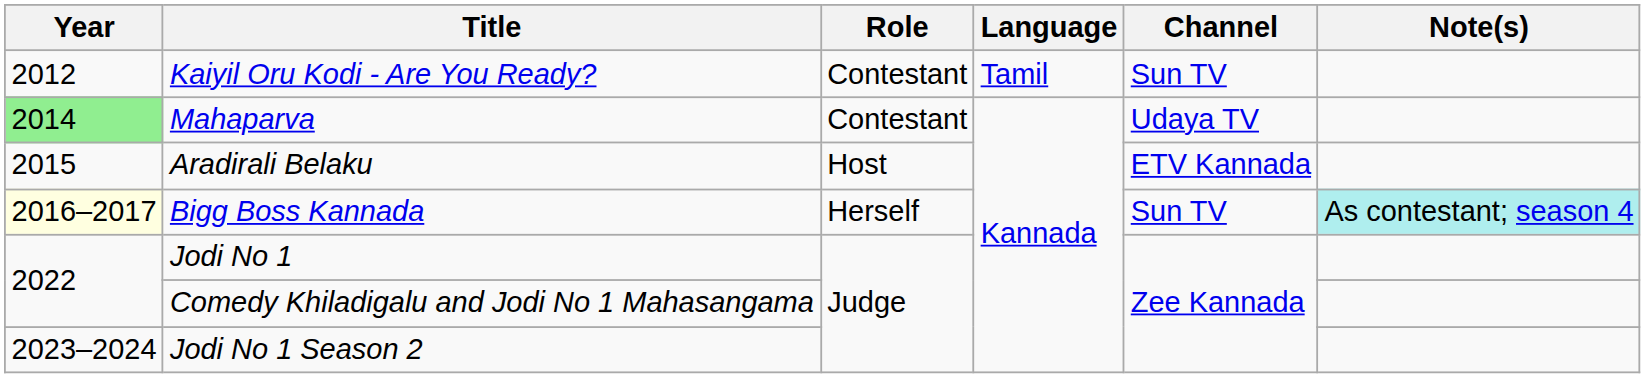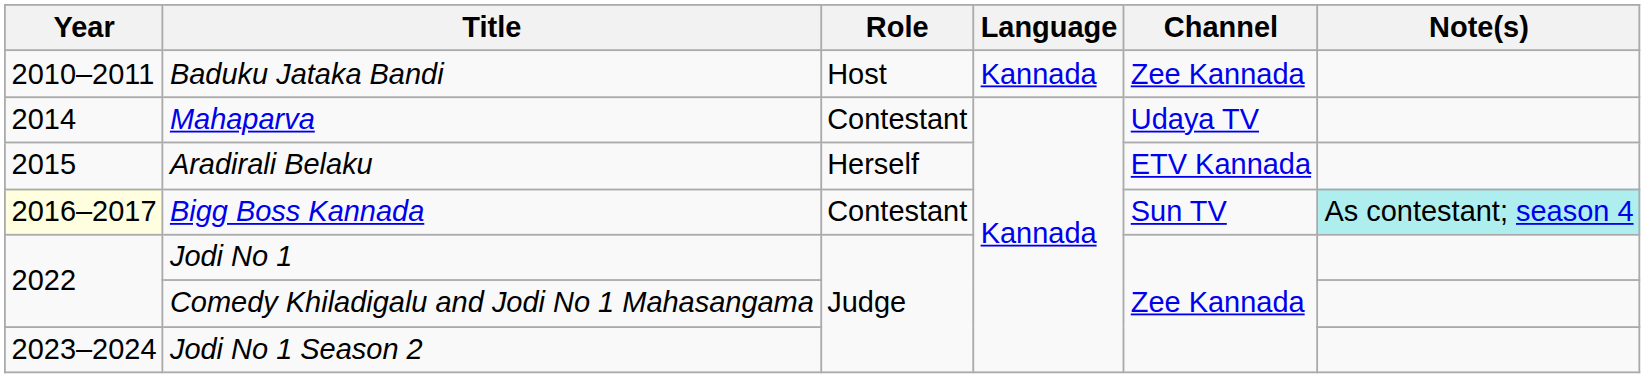+ row: (307, 73)
- row: (383, 73)
(44, 119) lightgreen background -> (44, 119) no background
(857, 165) Host -> (873, 165) Herself
(873, 211) Herself -> (897, 211) Contestant
